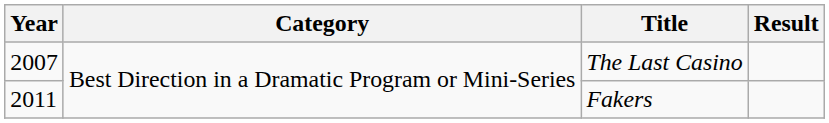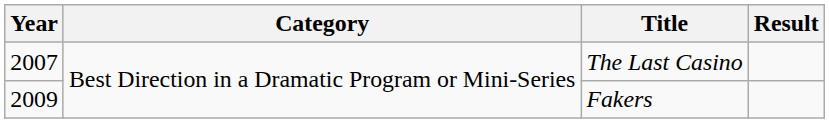(34, 99) 2011 -> (34, 99) 2009
